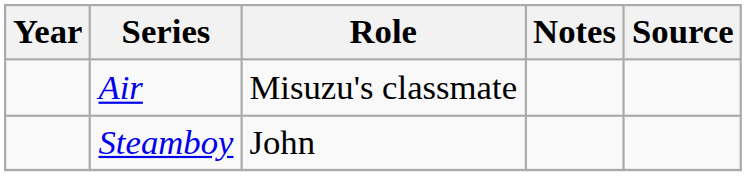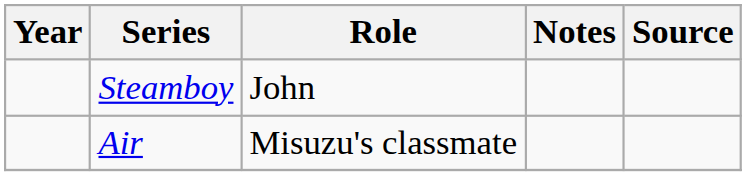rows swapped: (166, 142) <-> (121, 87)
